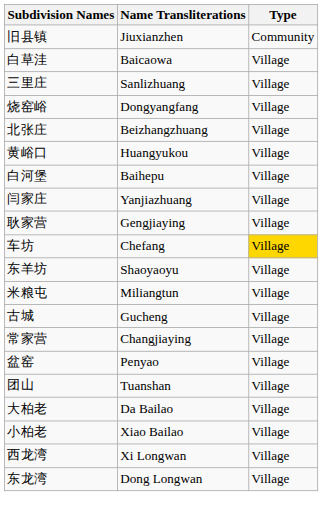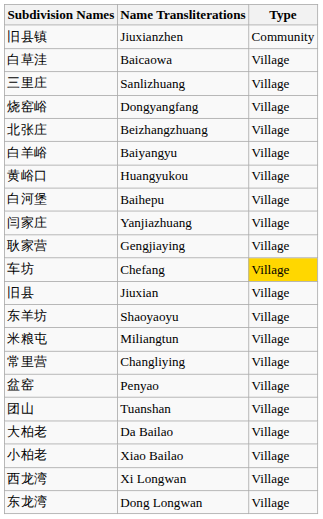+ row: (27, 152)
+ row: (21, 292)
- row: (21, 315)
- row: (27, 339)
+ row: (27, 362)
